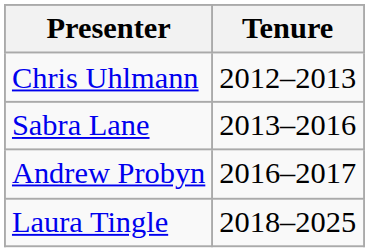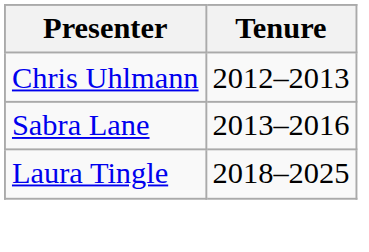- row: (109, 173)
